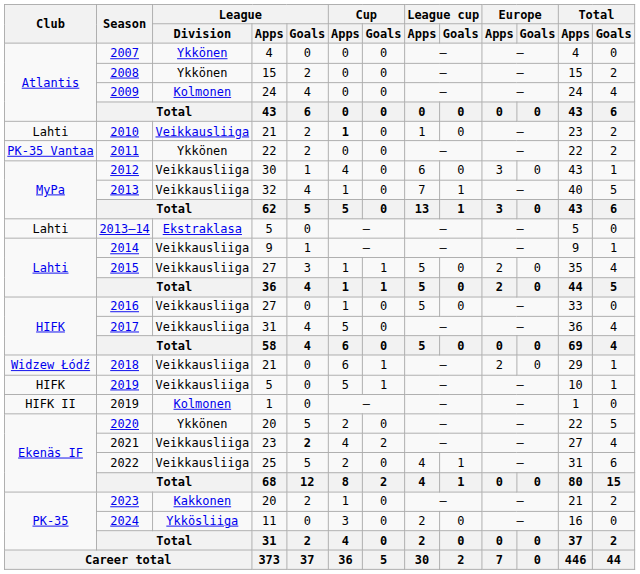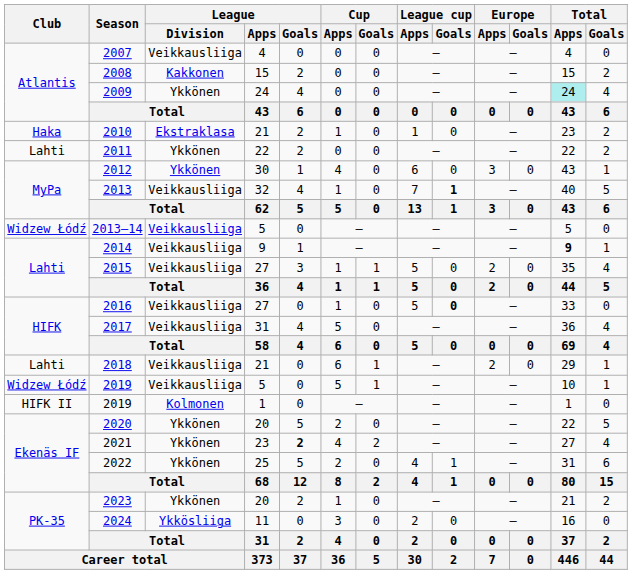(202, 53) Ykkönen -> (195, 53) Veikkausliiga
(202, 73) Ykkönen -> (195, 73) Kakkonen
(202, 92) Kolmonen -> (195, 92) Ykkönen
(576, 92) no background -> (568, 92) paleturquoise background
(51, 131) Lahti -> (47, 131) Haka
(202, 131) Veikkausliiga -> (195, 131) Ekstraklasa
(345, 131) bold -> (338, 131) normal
(51, 151) PK-35 Vantaa -> (47, 151) Lahti
(202, 170) Veikkausliiga -> (195, 170) Ykkönen
(461, 190) normal -> (454, 190) bold
(51, 229) Lahti -> (47, 229) Widzew Łódź
(202, 229) Ekstraklasa -> (195, 229) Veikkausliiga
(576, 248) normal -> (568, 248) bold
(461, 307) normal -> (454, 307) bold
(51, 365) Widzew Łódź -> (47, 365) Lahti
(51, 385) HIFK -> (47, 385) Widzew Łódź
(202, 443) Veikkausliiga -> (195, 443) Ykkönen
(202, 463) Veikkausliiga -> (195, 463) Ykkönen
(202, 502) Kakkonen -> (195, 502) Ykkönen
